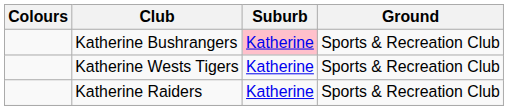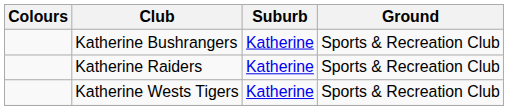(280, 42) pink background -> (280, 42) no background
rows swapped: (139, 92) <-> (157, 67)
